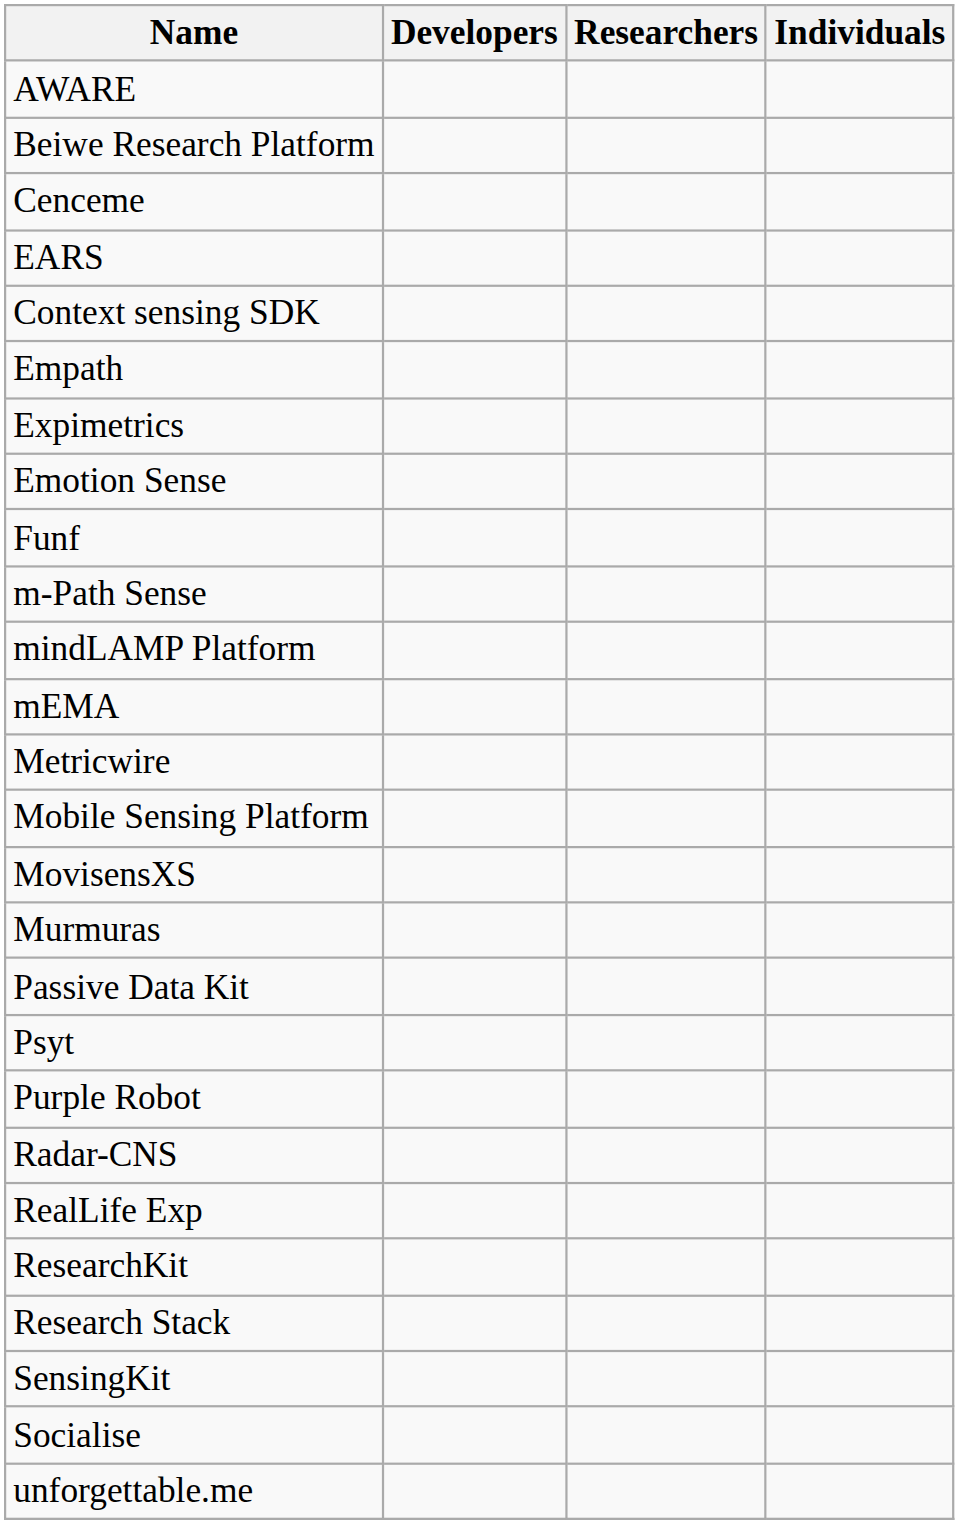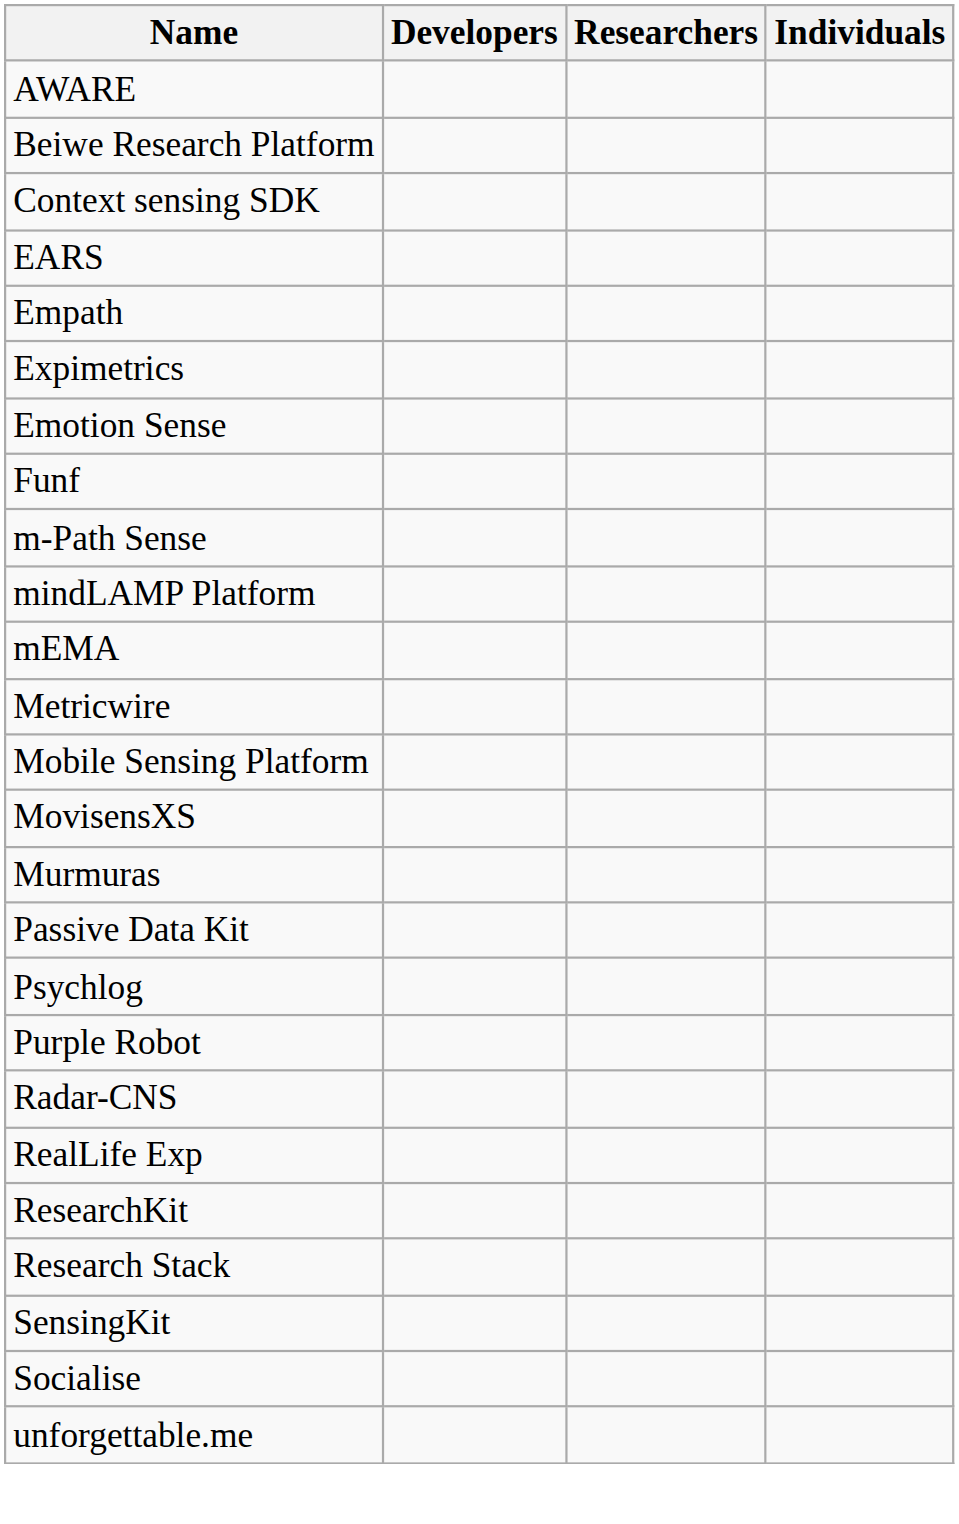- row: (79, 200)
rows swapped: (166, 312) <-> (58, 256)
+ row: (78, 985)
- row: (44, 1041)
